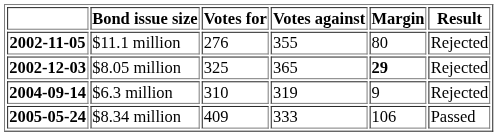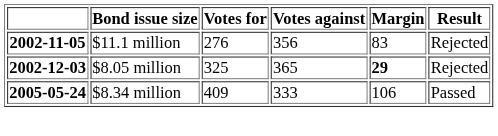(285, 43) 355 -> (285, 43) 356
(380, 43) 80 -> (380, 43) 83
- row: (48, 92)
